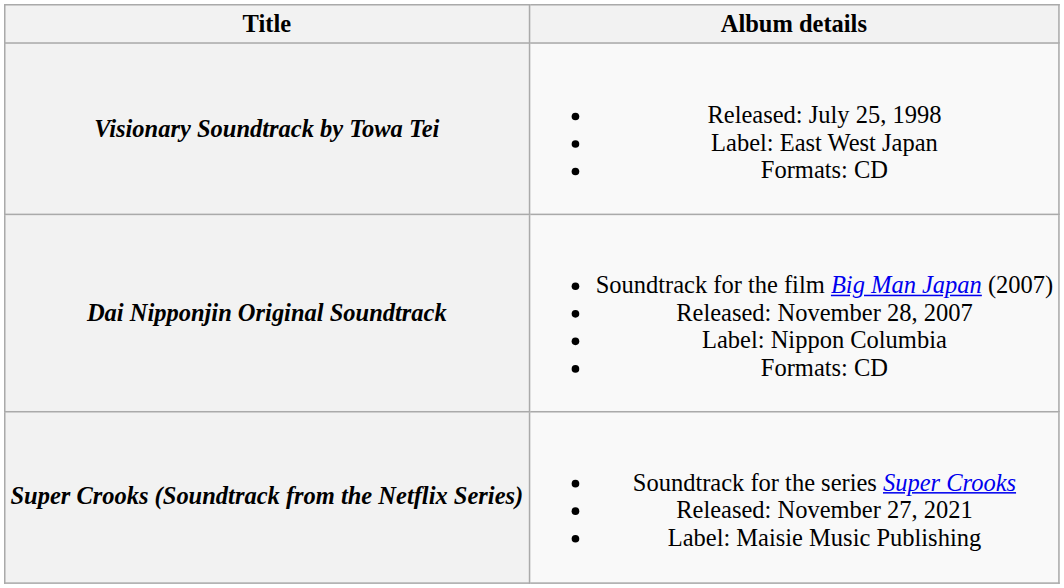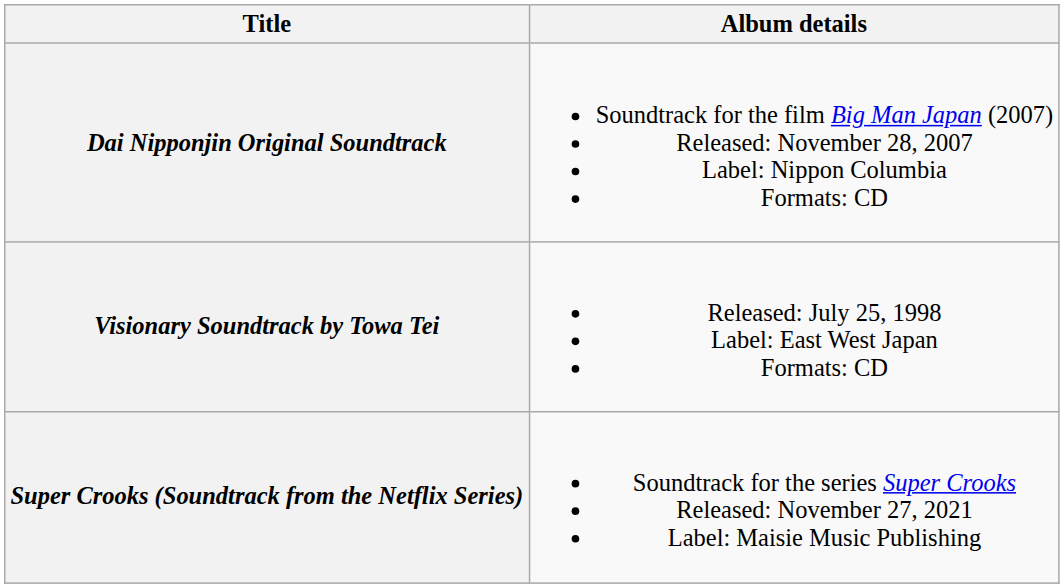rows swapped: (267, 128) <-> (267, 312)
